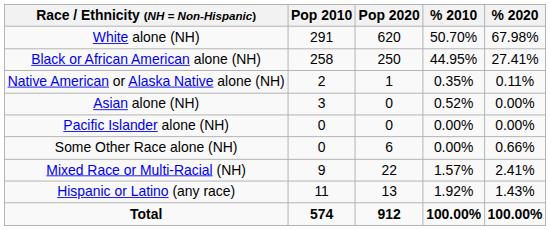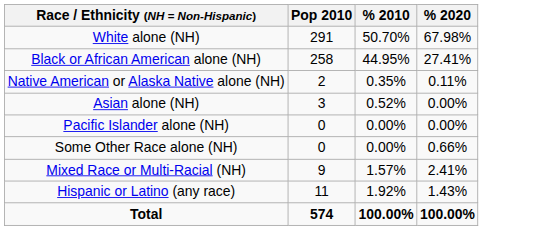- column: (389, 15)
